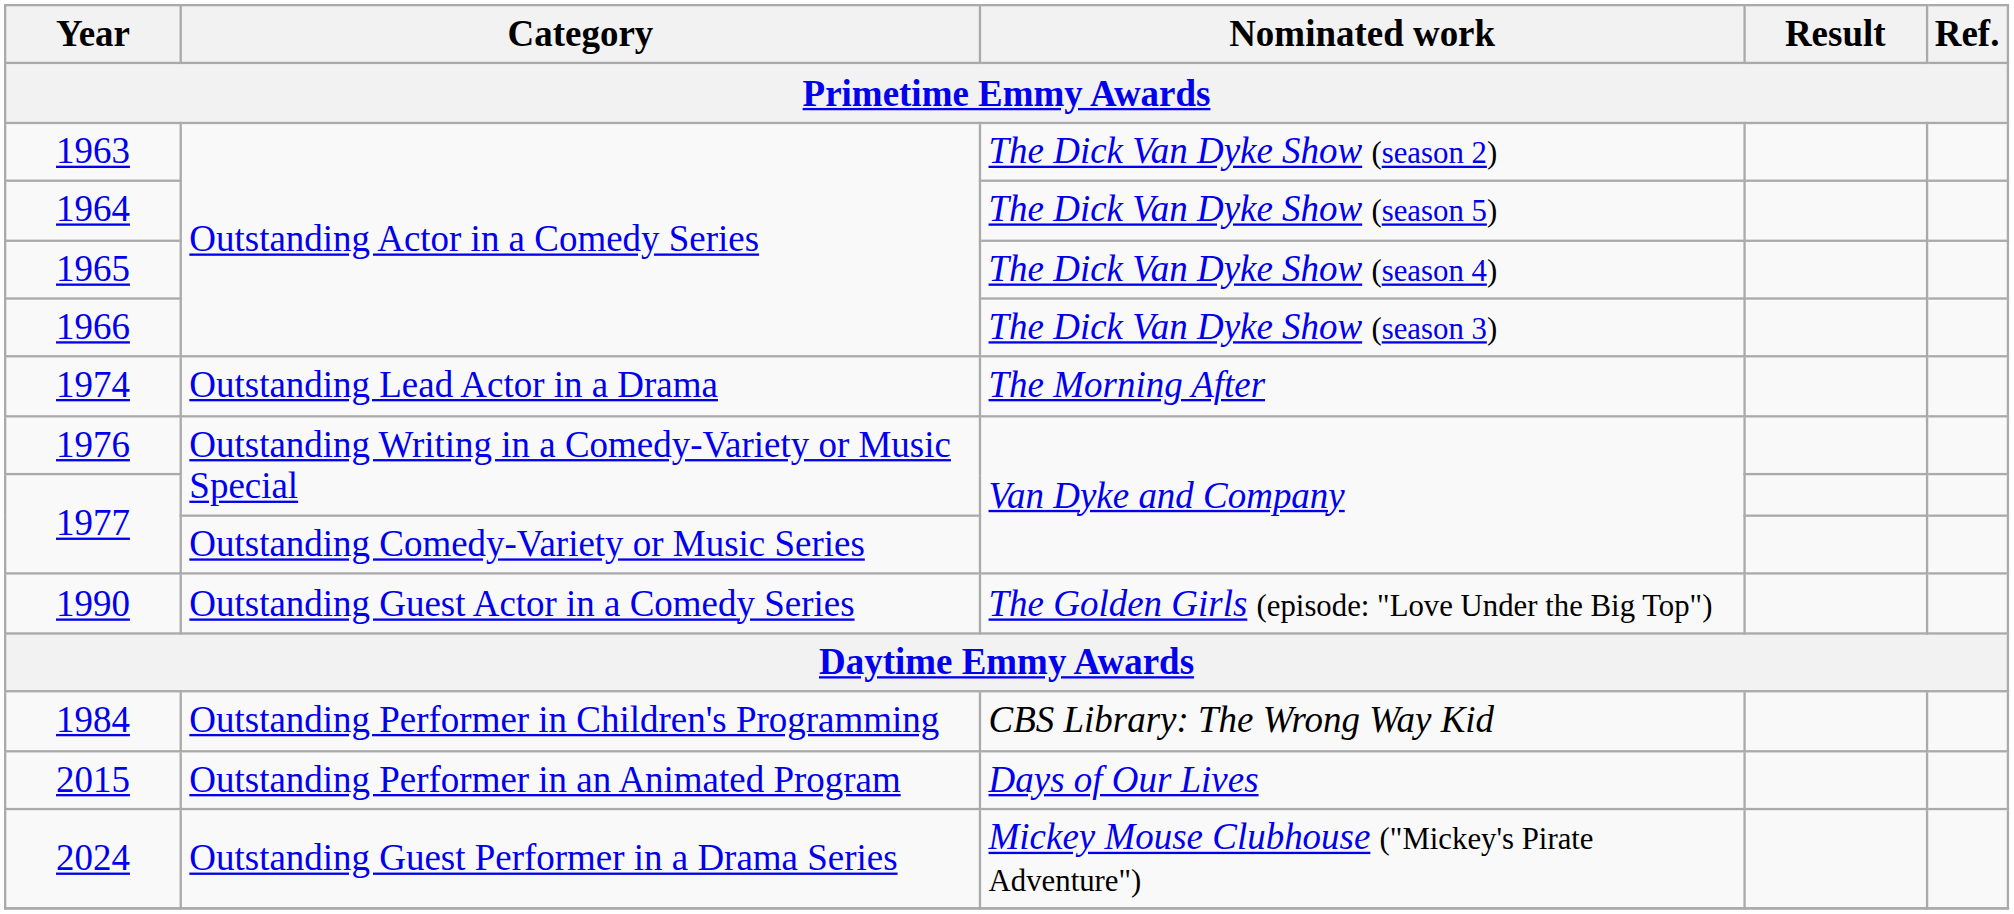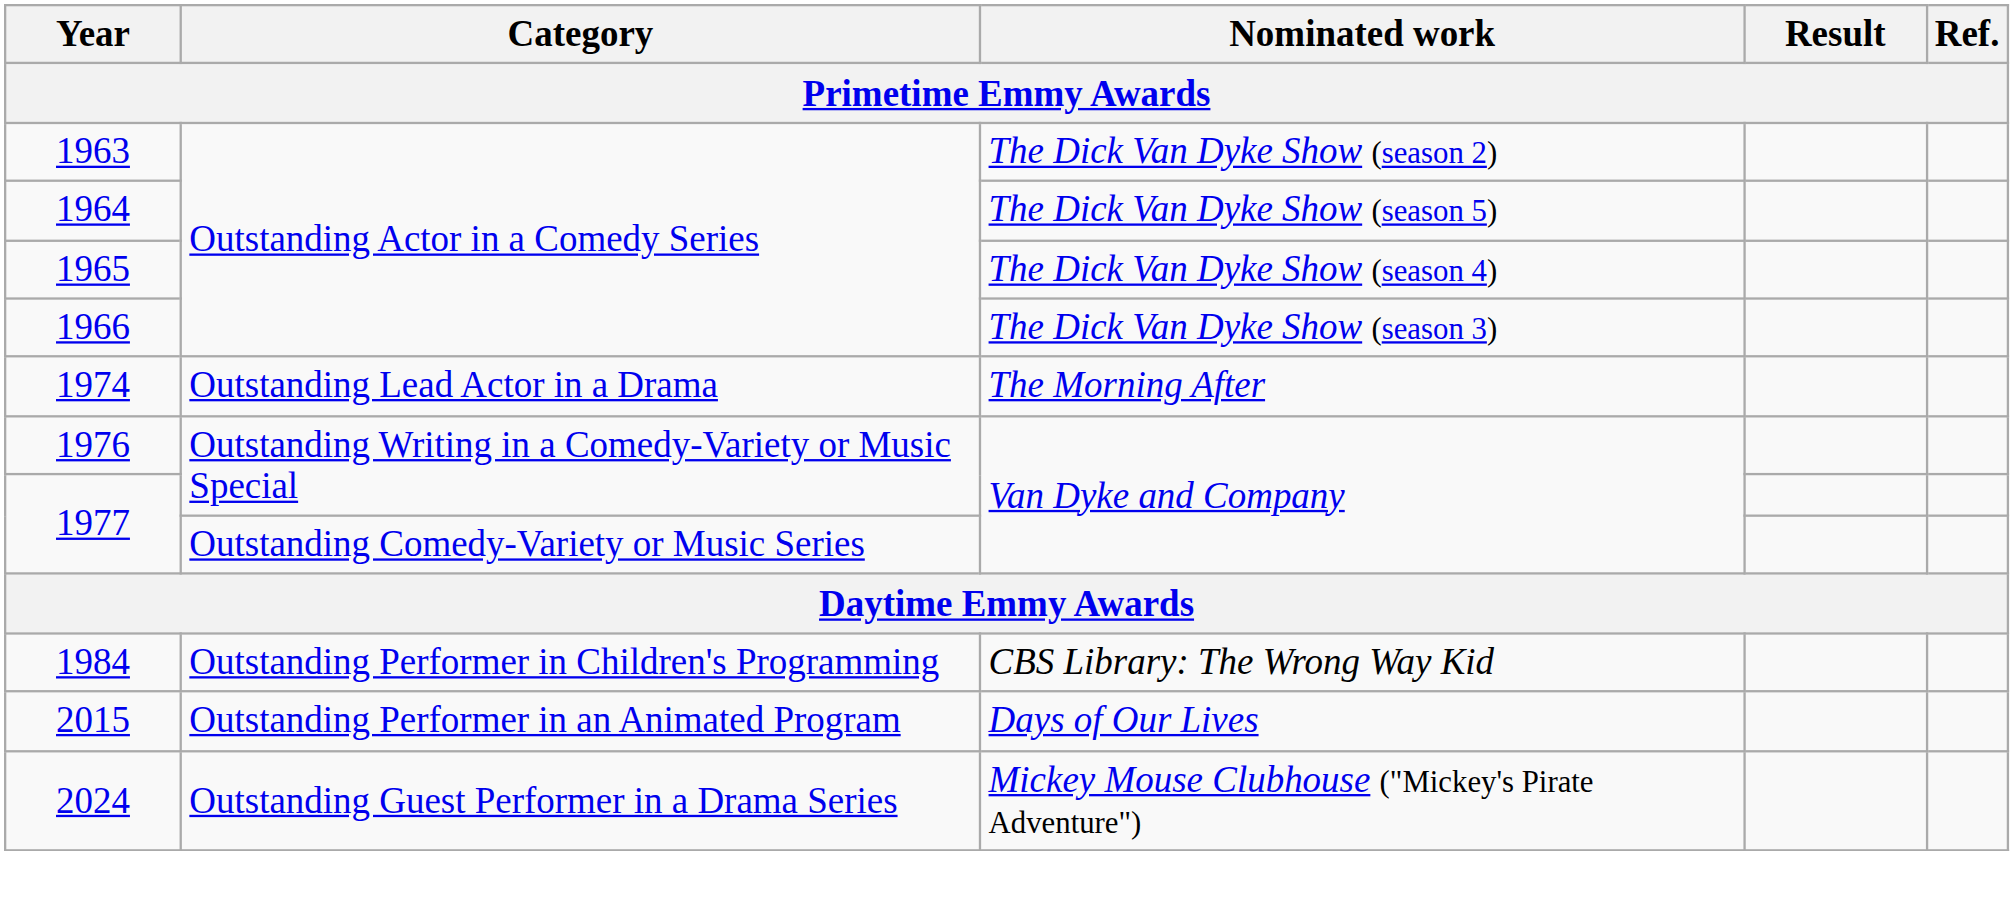- row: (93, 602)
